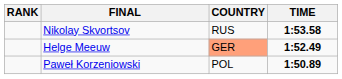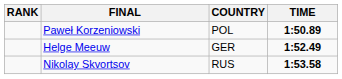rows swapped: (92, 64) <-> (87, 30)
(223, 47) lightsalmon background -> (223, 47) no background
